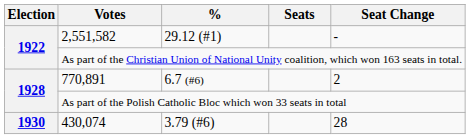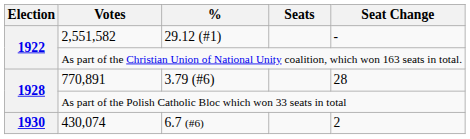(184, 79) 6.7 (#6) -> (189, 79) 3.79 (#6)
(337, 79) 2 -> (340, 79) 28
(189, 123) 3.79 (#6) -> (184, 123) 6.7 (#6)
(340, 123) 28 -> (337, 123) 2
